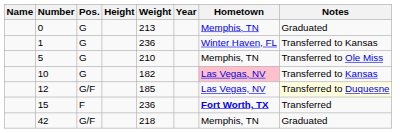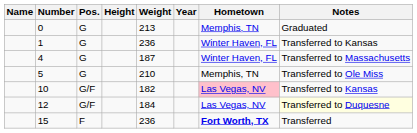+ row: (40, 58)
(83, 74) G -> (87, 89) G/F
(147, 89) 185 -> (147, 105) 184
- row: (43, 120)
